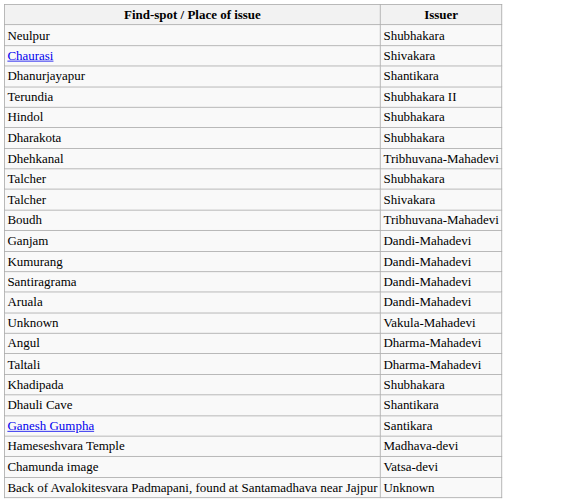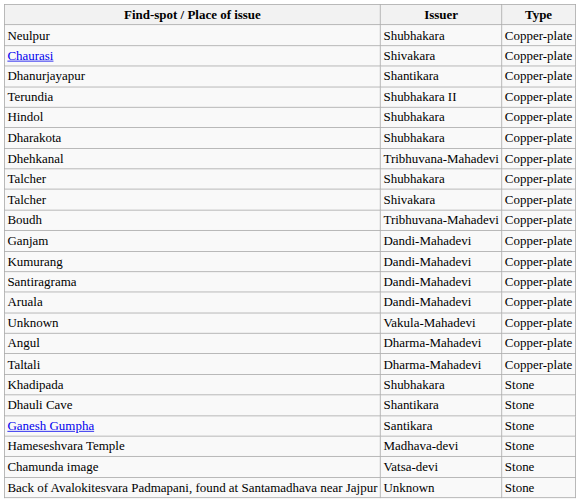+ column: (539, 14)
